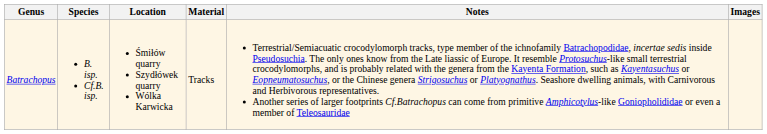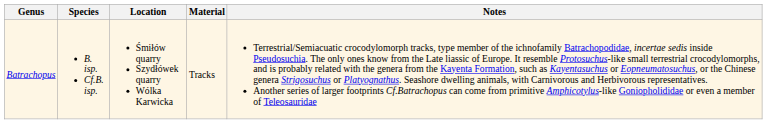- column: (745, 12)
